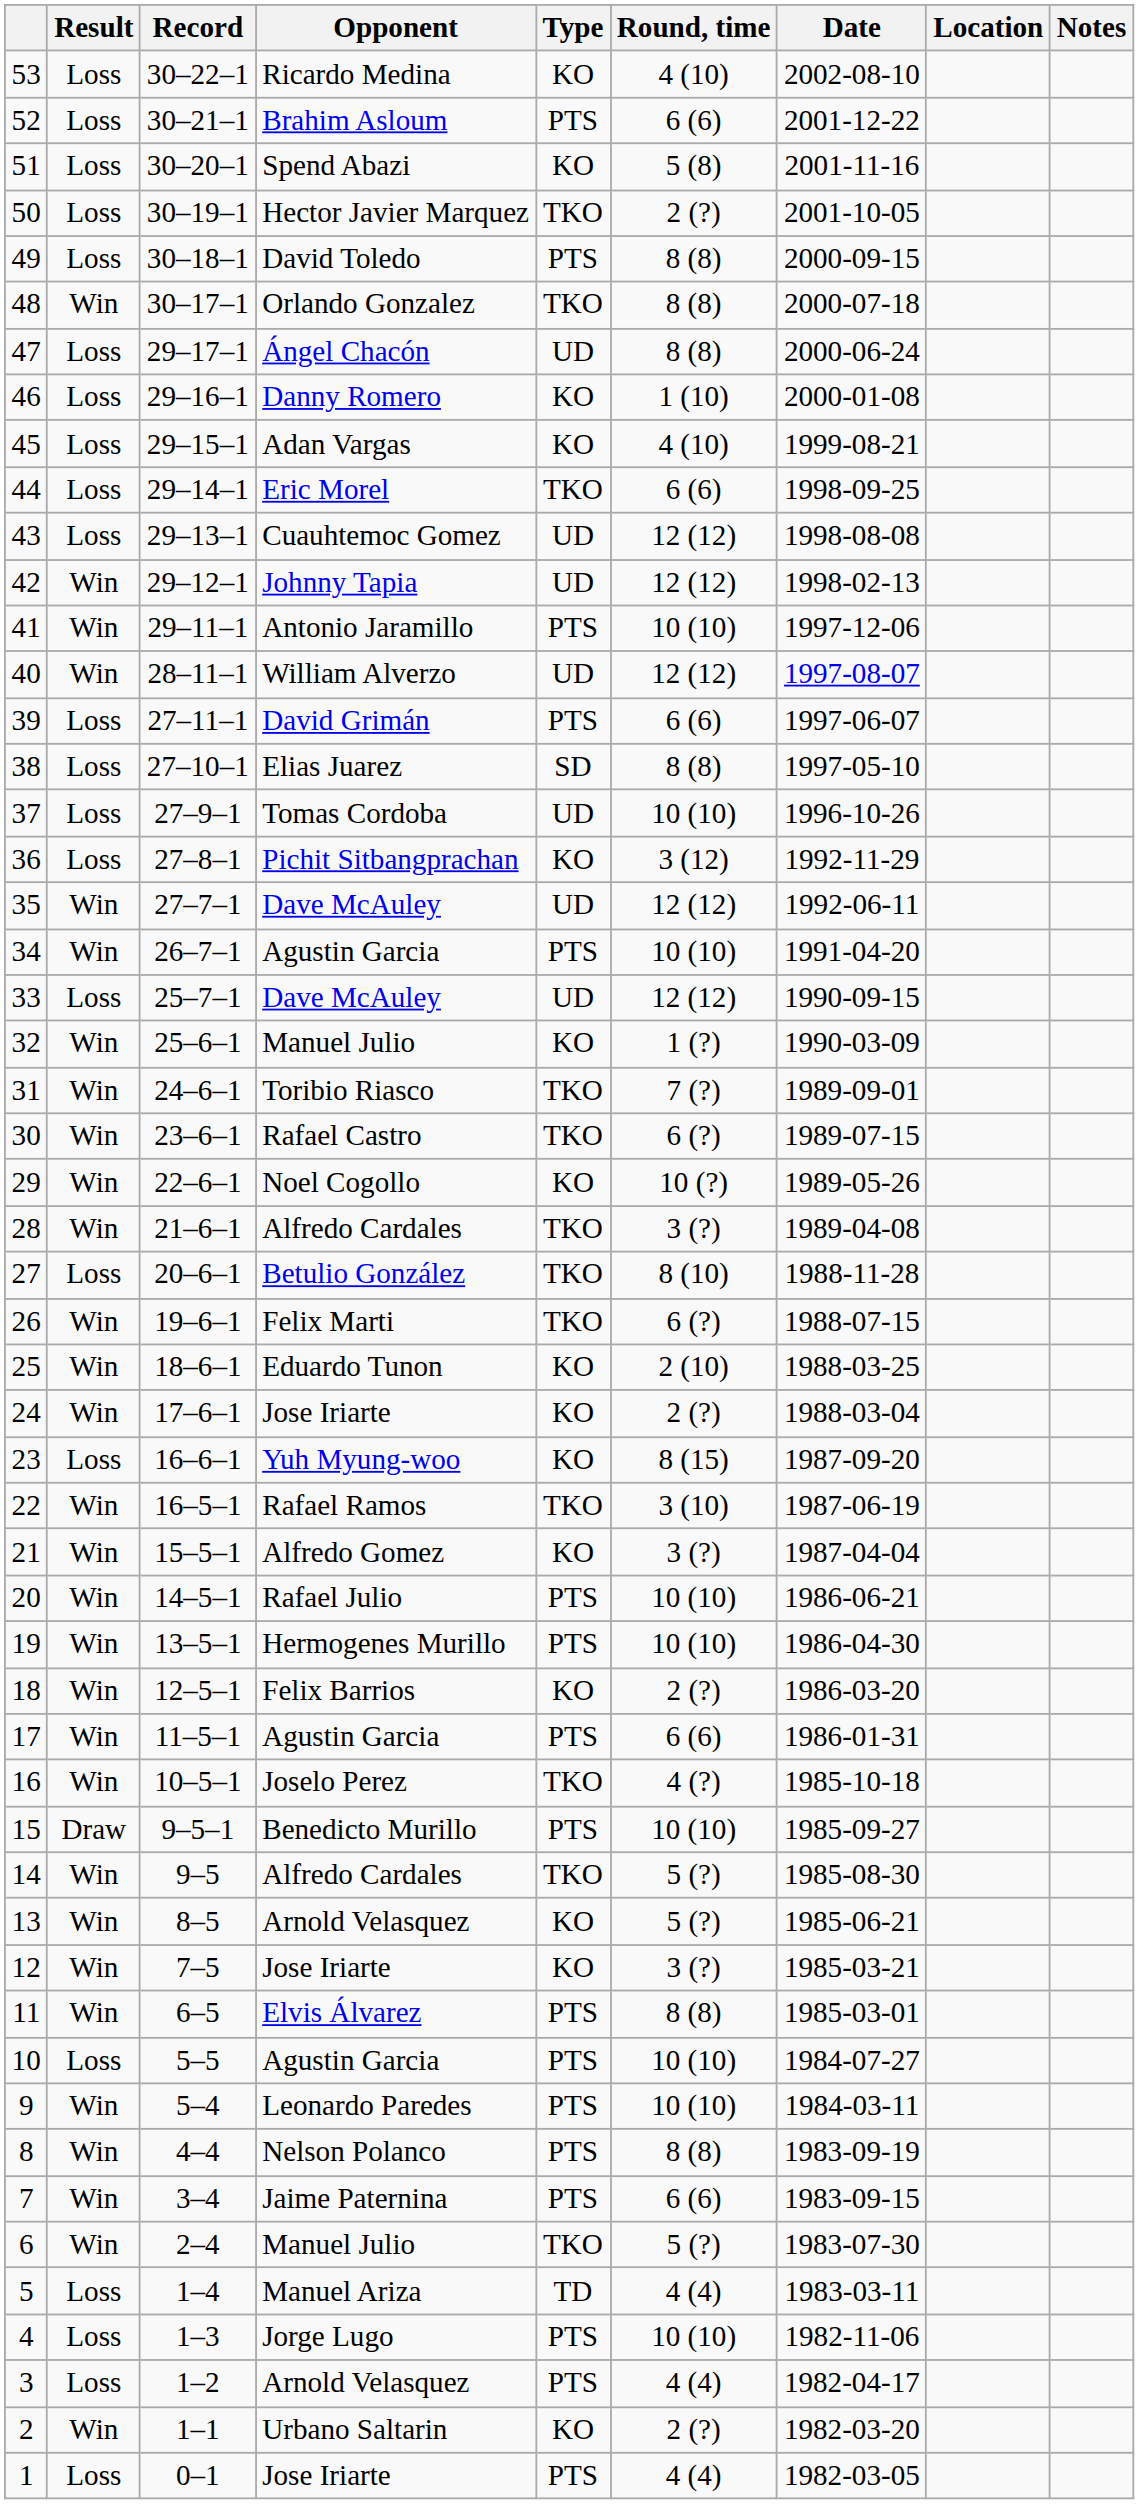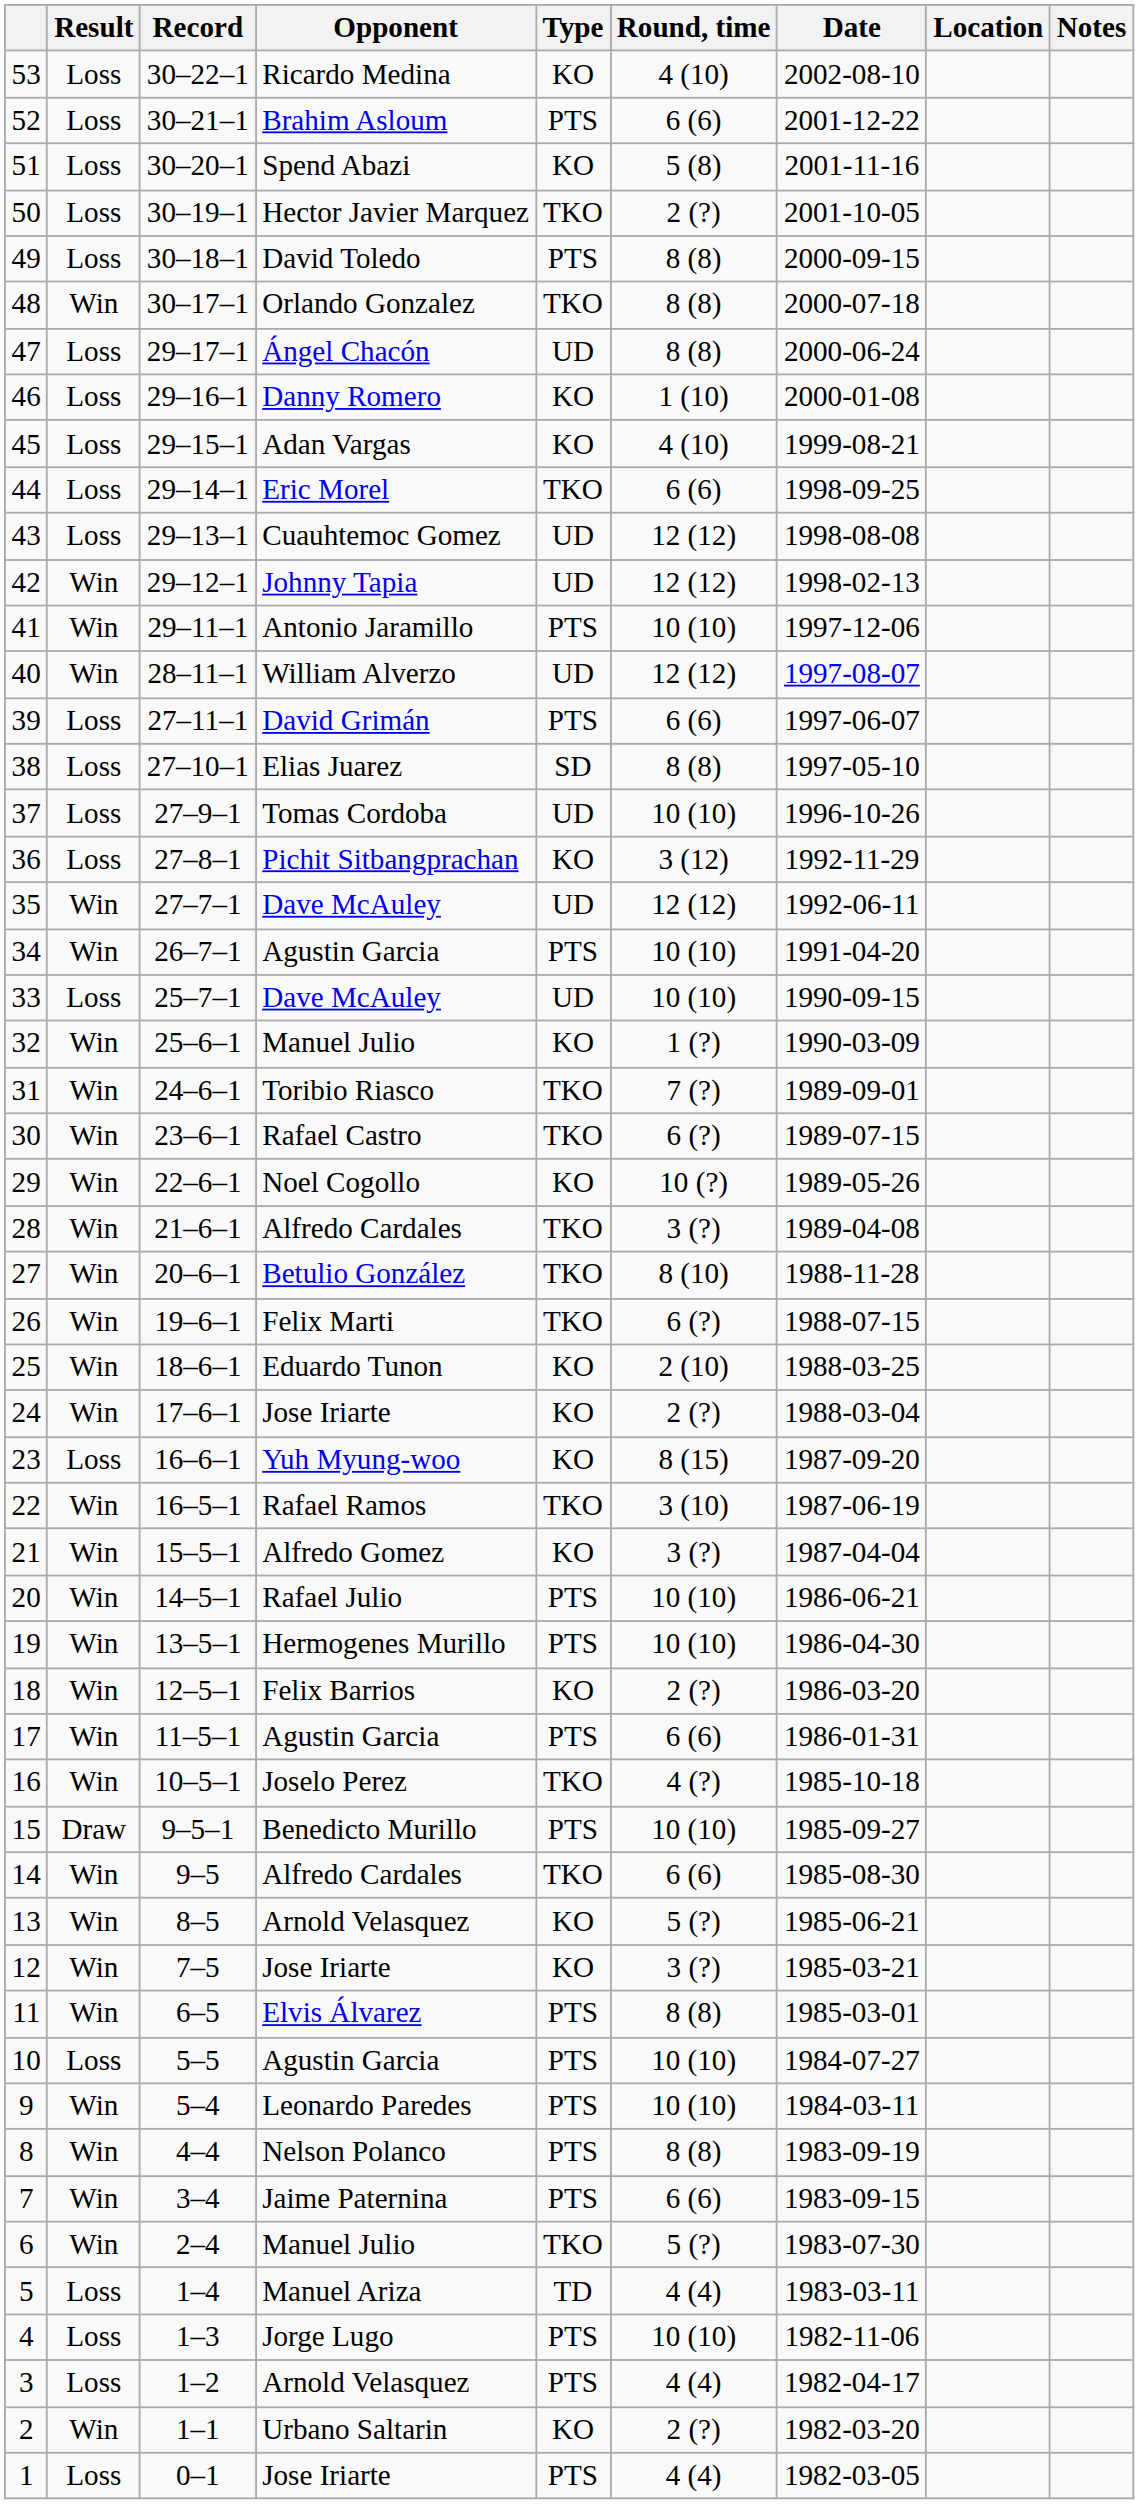(694, 997) 12 (12) -> (694, 997) 10 (10)
(94, 1274) Loss -> (94, 1274) Win
(694, 1874) 5 (?) -> (694, 1874) 6 (6)
